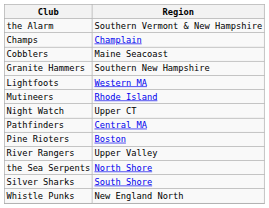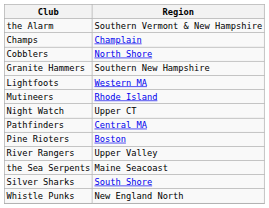(131, 54) Maine Seacoast -> (123, 54) North Shore
(123, 168) North Shore -> (131, 168) Maine Seacoast
